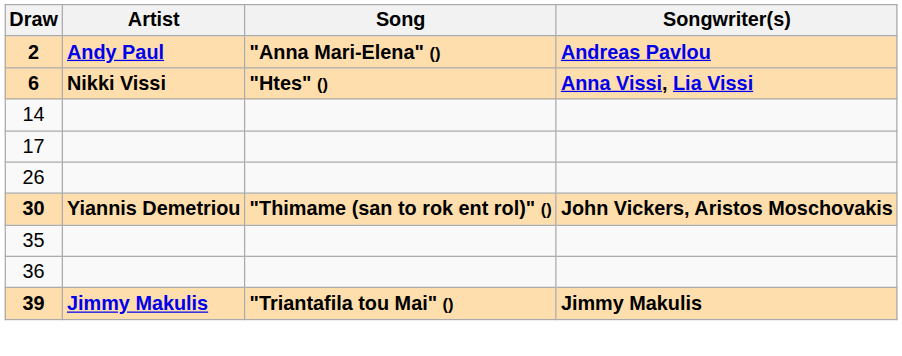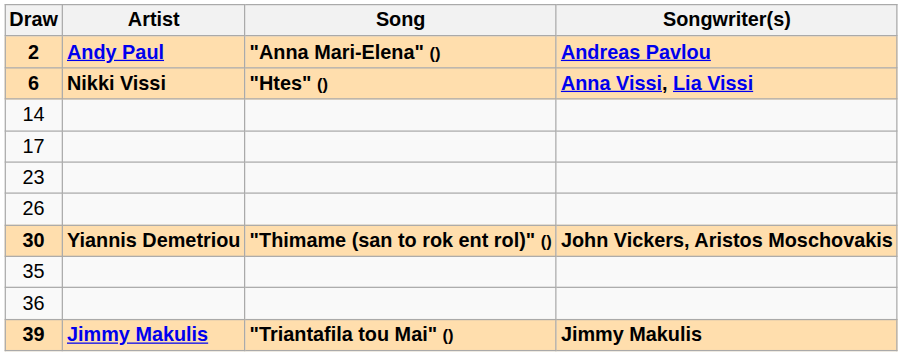+ row: (34, 177)
